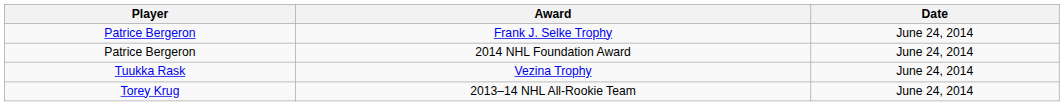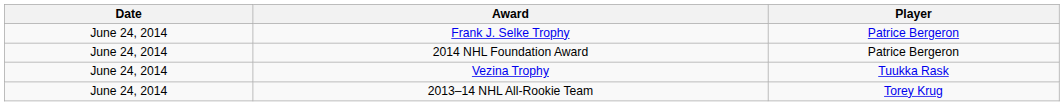columns swapped: (150, 14) <-> (935, 14)
